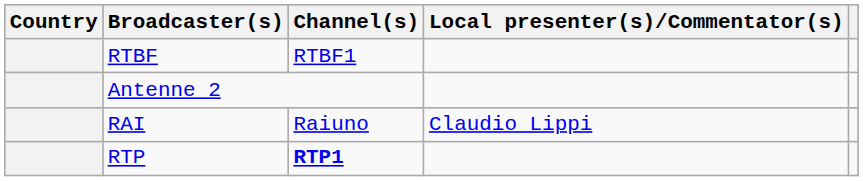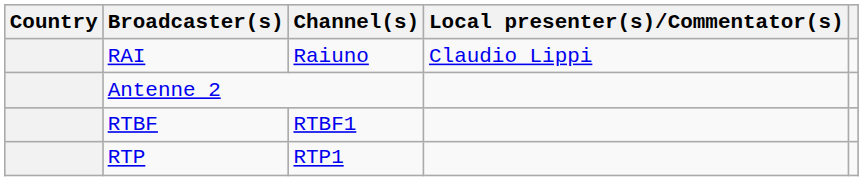rows swapped: (133, 56) <-> (127, 124)
(319, 158) bold -> (319, 158) normal
